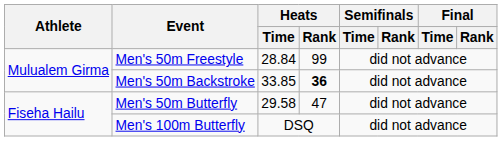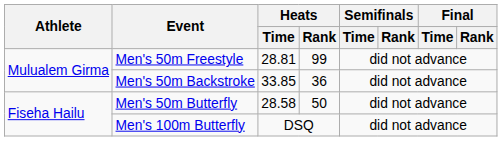(279, 59) 28.84 -> (279, 59) 28.81
(319, 81) bold -> (319, 81) normal
(279, 103) 29.58 -> (279, 103) 28.58
(319, 103) 47 -> (319, 103) 50
